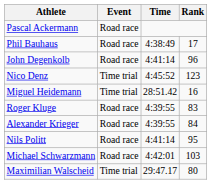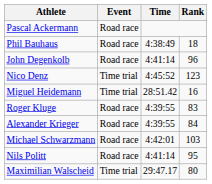(193, 44) 17 -> (193, 44) 18
rows swapped: (26, 140) <-> (51, 156)
